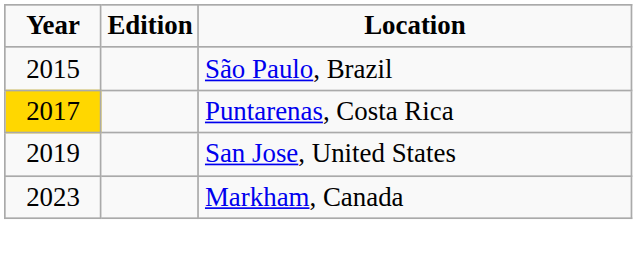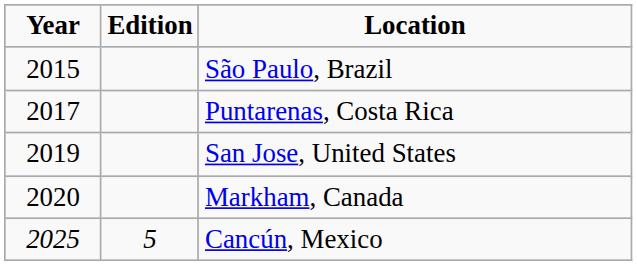(53, 111) gold background -> (53, 111) no background
(53, 196) 2023 -> (53, 196) 2020
+ row: (294, 238)
